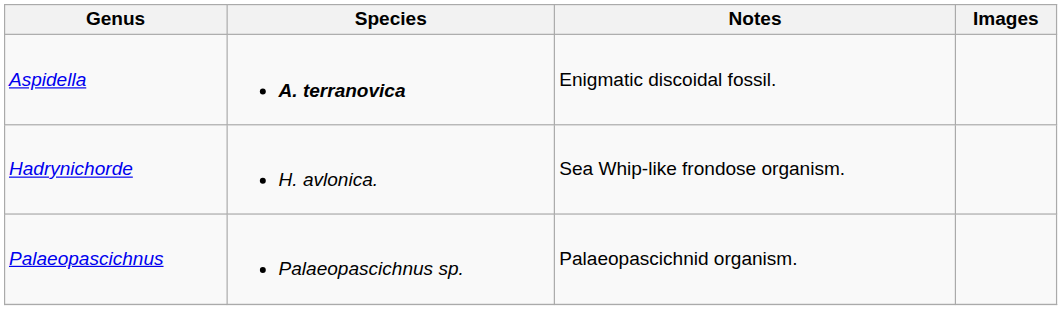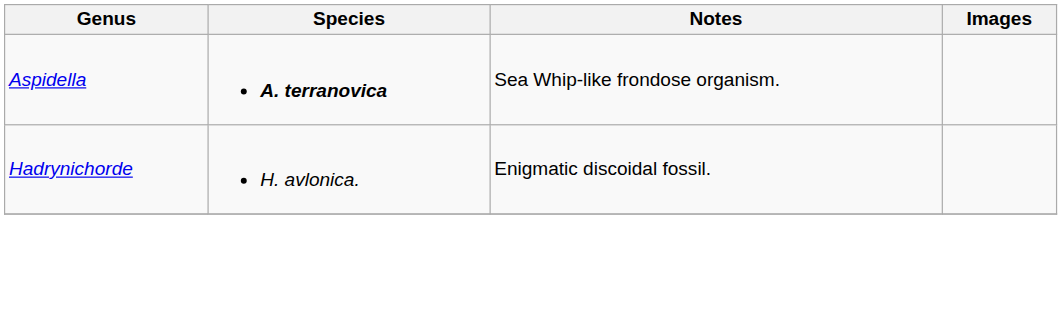(668, 79) Enigmatic discoidal fossil. -> (637, 79) Sea Whip-like frondose organism.
(702, 169) Sea Whip-like frondose organism. -> (603, 169) Enigmatic discoidal fossil.
- row: (86, 258)
